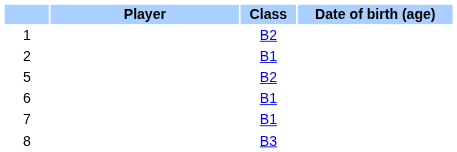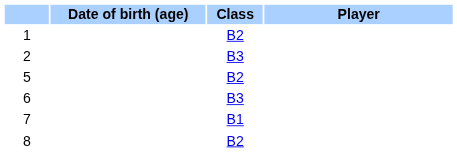columns swapped: (145, 14) <-> (375, 14)
(268, 56) B1 -> (235, 56) B3
(268, 98) B1 -> (235, 98) B3
(268, 141) B3 -> (235, 141) B2
